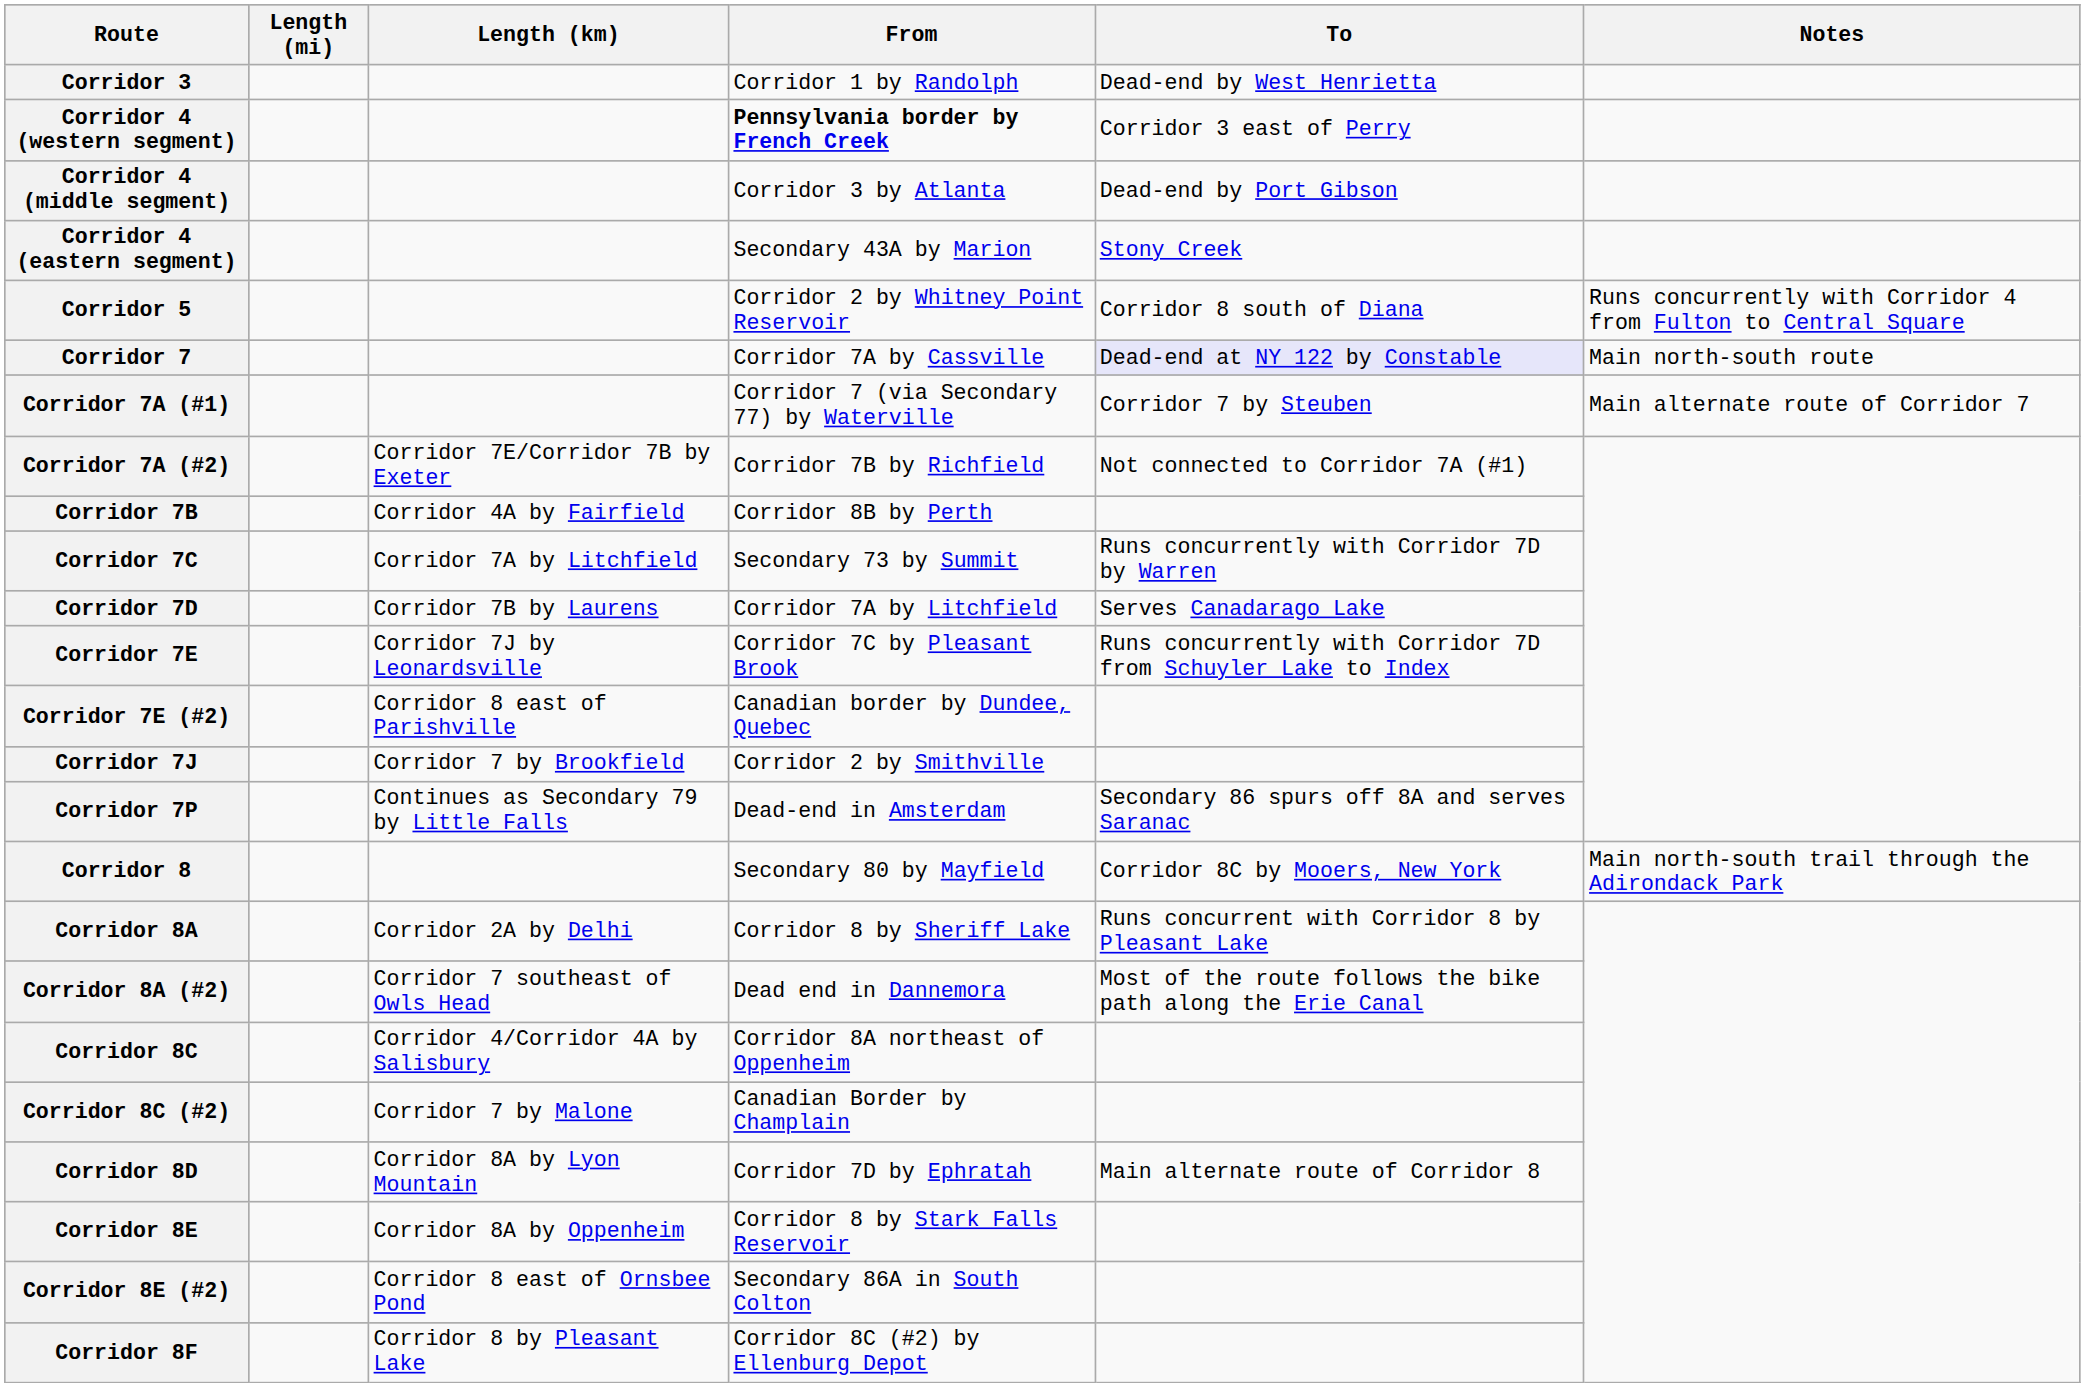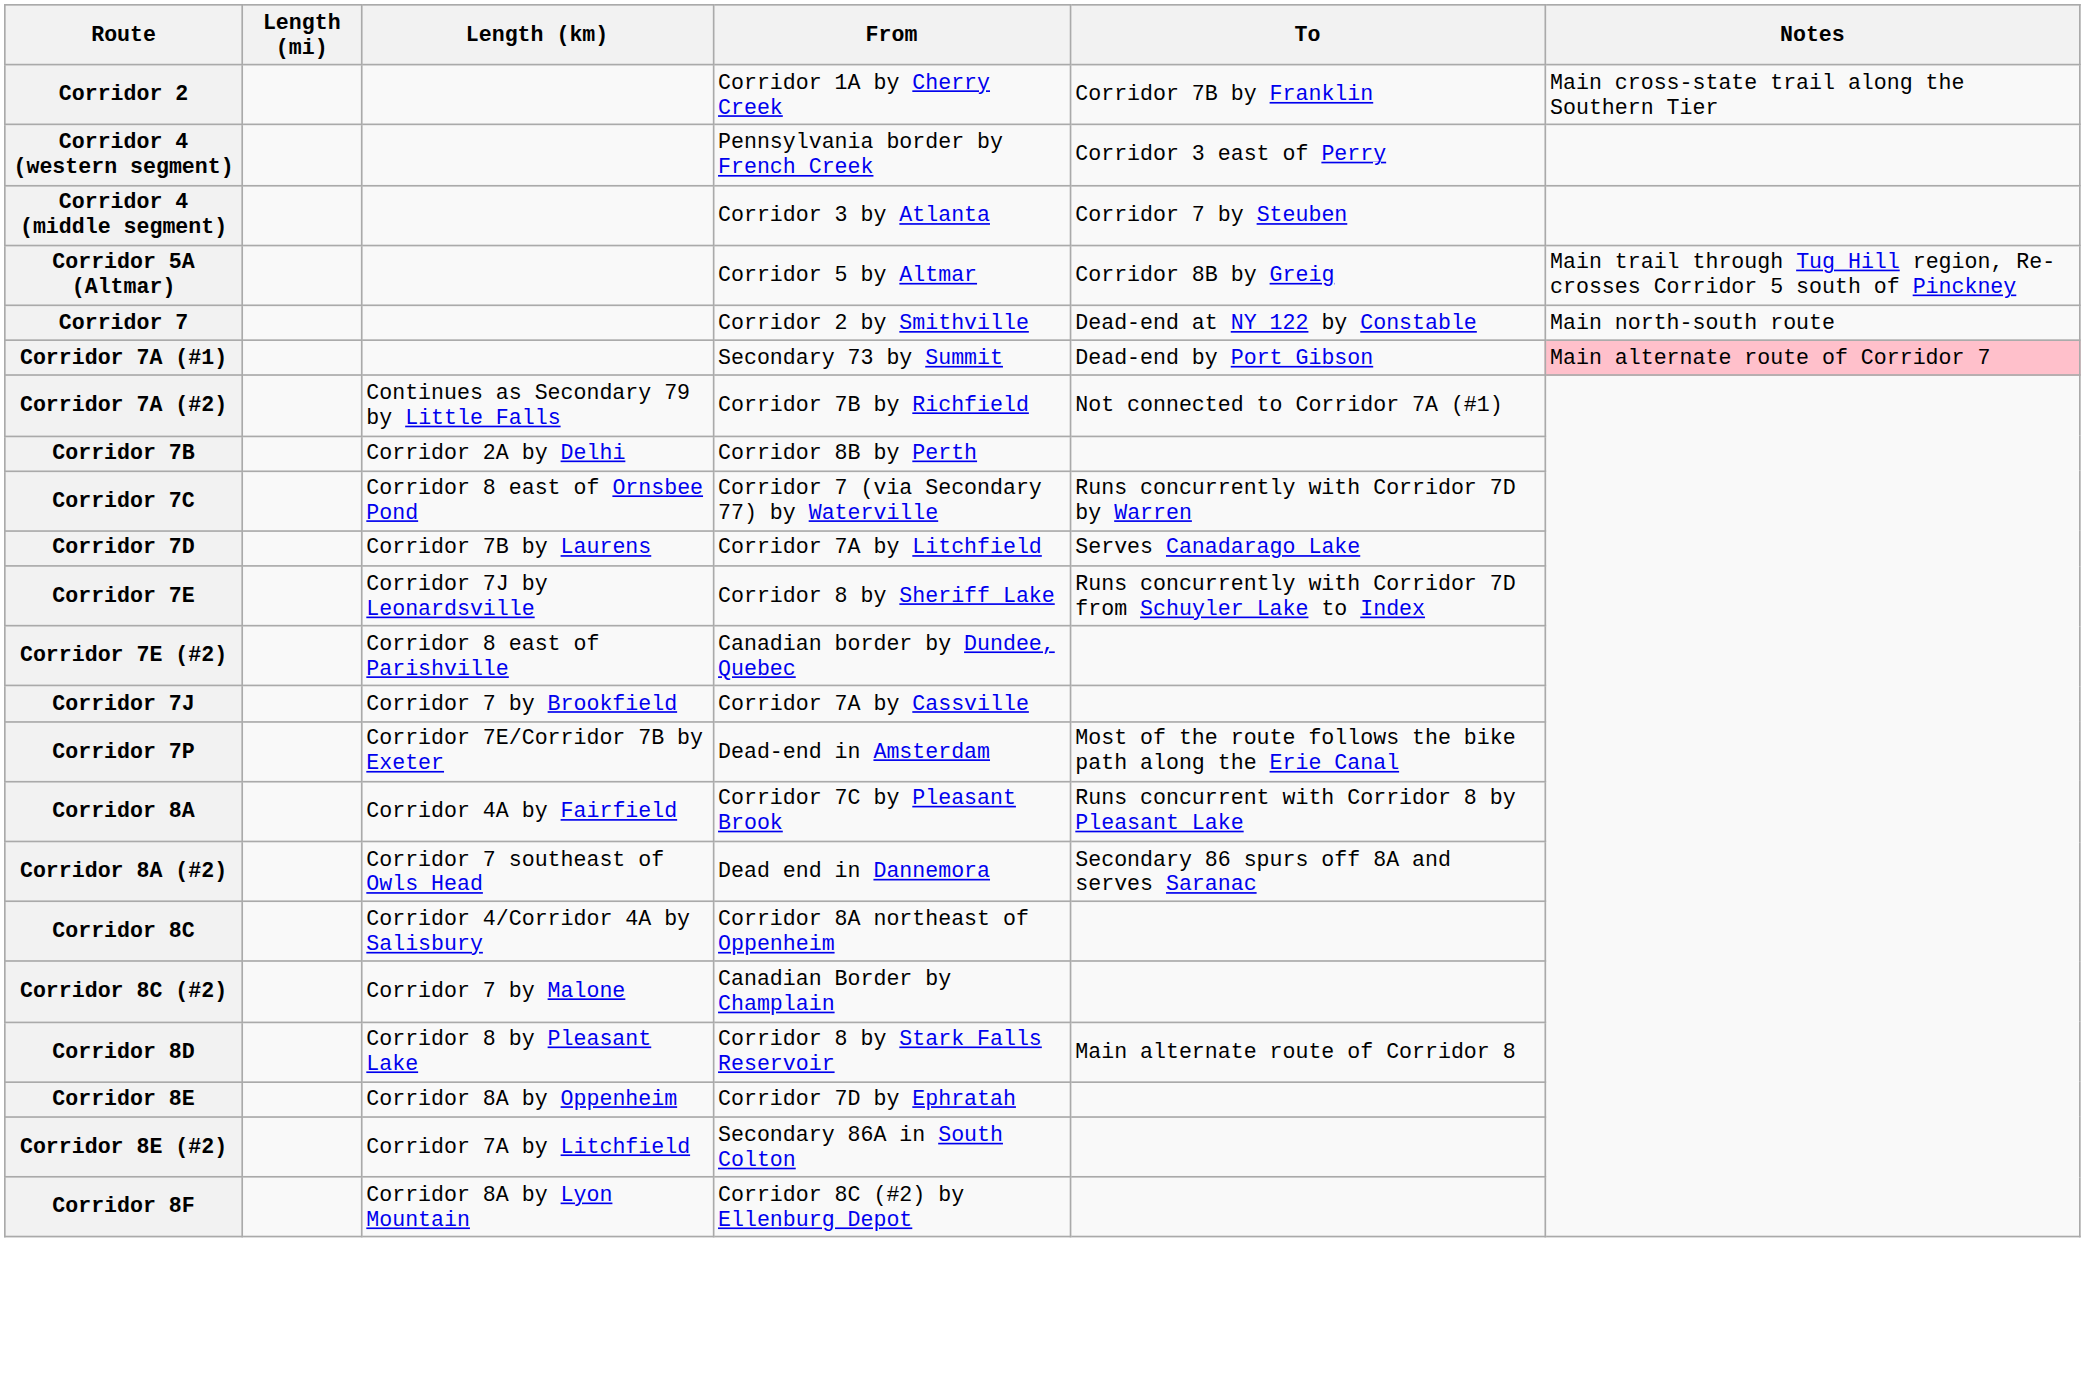+ row: (124, 95)
- row: (126, 82)
(876, 130) bold -> (860, 155) normal
(1249, 190) Dead-end by Port Gibson -> (1211, 215) Corridor 7 by Steuben
- row: (126, 250)
- row: (126, 310)
+ row: (124, 275)
(889, 358) Corridor 7A by Cassville -> (873, 323) Corridor 2 by Smithville
(1301, 358) lavender background -> (1276, 323) no background
(895, 406) Corridor 7 (via Secondary 77) by Waterville -> (860, 358) Secondary 73 by Summit
(1236, 406) Corridor 7 by Steuben -> (1224, 358) Dead-end by Port Gibson
(1809, 406) no background -> (1770, 358) pink background
(542, 466) Corridor 7E/Corridor 7B by Exeter -> (528, 406) Continues as Secondary 79 by Little Falls
(529, 513) Corridor 4A by Fairfield -> (496, 453) Corridor 2A by Delhi
(535, 561) Corridor 7A by Litchfield -> (535, 501) Corridor 8 east of Ornsbee Pond
(876, 561) Secondary 73 by Summit -> (880, 501) Corridor 7 (via Secondary 77) by Waterville
(882, 656) Corridor 7C by Pleasant Brook -> (886, 596) Corridor 8 by Sheriff Lake
(889, 764) Corridor 2 by Smithville -> (873, 704) Corridor 7A by Cassville
(535, 811) Continues as Secondary 79 by Little Falls -> (535, 751) Corridor 7E/Corridor 7B by Exeter
(1333, 811) Secondary 86 spurs off 8A and serves Saranac -> (1295, 751) Most of the route follows the bike path along the Erie Canal
- row: (126, 872)
(503, 932) Corridor 2A by Delhi -> (522, 811) Corridor 4A by Fairfield
(902, 932) Corridor 8 by Sheriff Lake -> (867, 811) Corridor 7C by Pleasant Brook
(1320, 992) Most of the route follows the bike path along the Erie Canal -> (1263, 872) Secondary 86 spurs off 8A and serves Saranac
(497, 1172) Corridor 8A by Lyon Mountain -> (509, 1052) Corridor 8 by Pleasant Lake
(882, 1172) Corridor 7D by Ephratah -> (880, 1052) Corridor 8 by Stark Falls Reservoir
(895, 1232) Corridor 8 by Stark Falls Reservoir -> (867, 1099) Corridor 7D by Ephratah
(542, 1292) Corridor 8 east of Ornsbee Pond -> (528, 1147) Corridor 7A by Litchfield
(516, 1352) Corridor 8 by Pleasant Lake -> (489, 1207) Corridor 8A by Lyon Mountain
